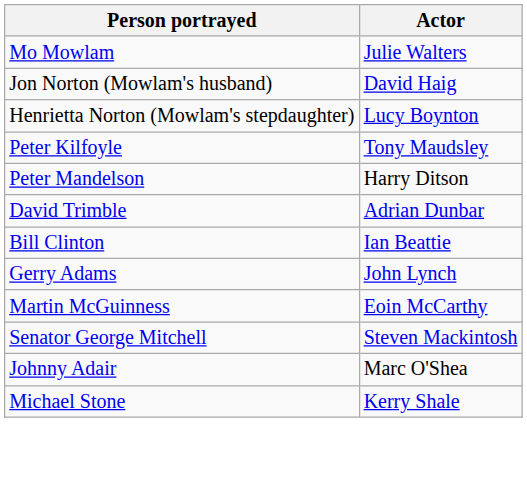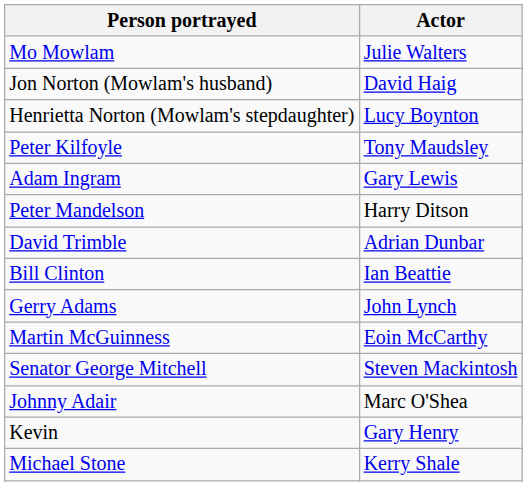+ row: (65, 178)
+ row: (34, 432)
